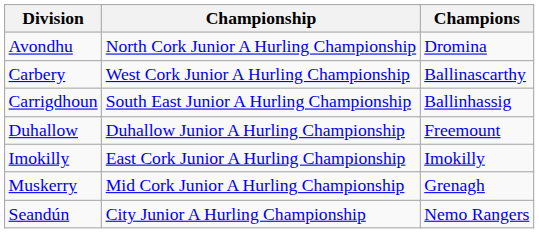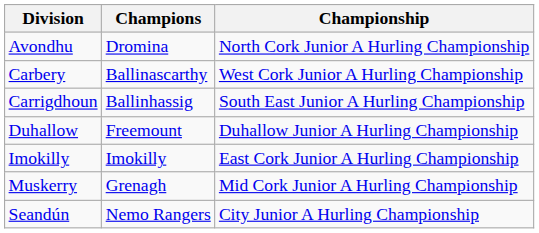columns swapped: (261, 18) <-> (477, 18)
